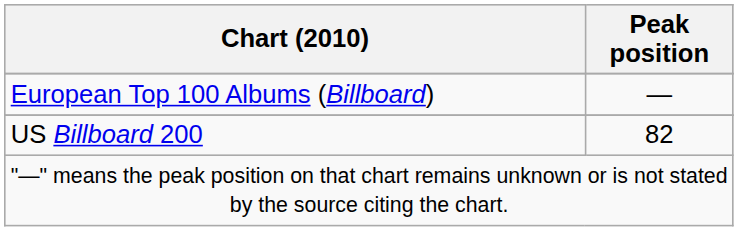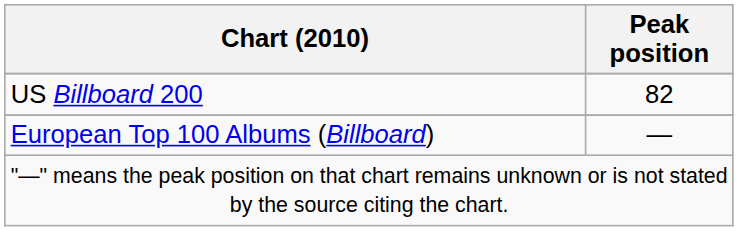rows swapped: (223, 94) <-> (107, 134)
